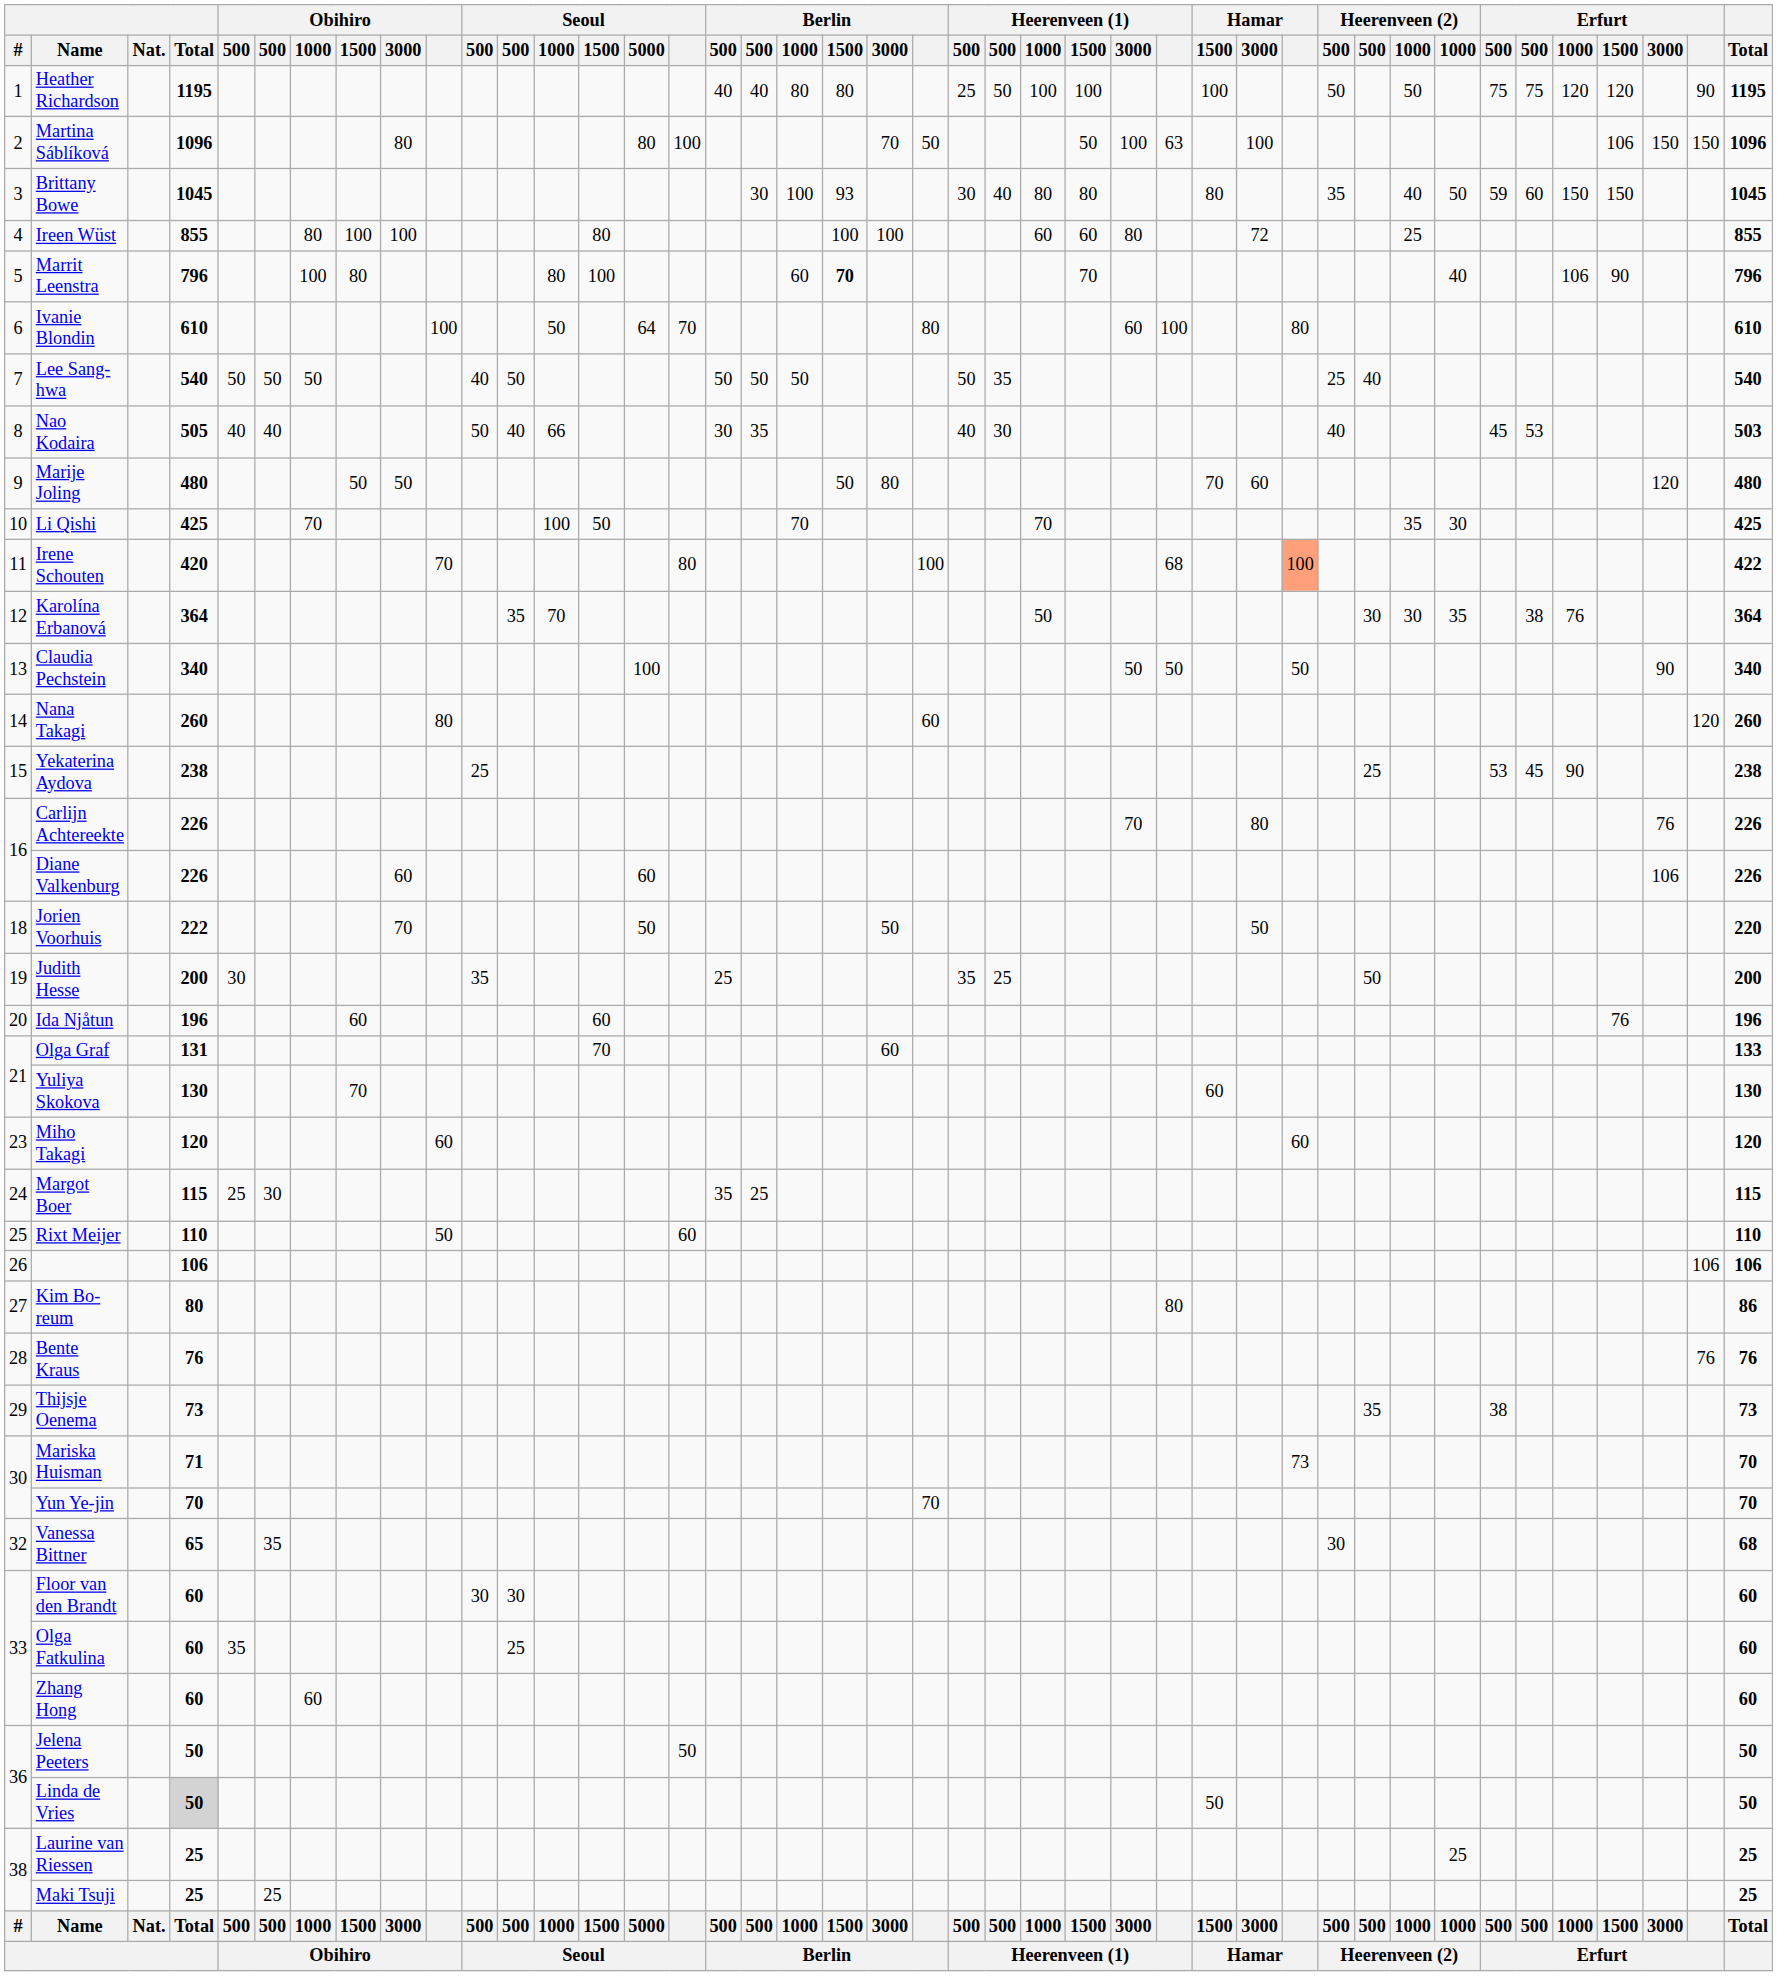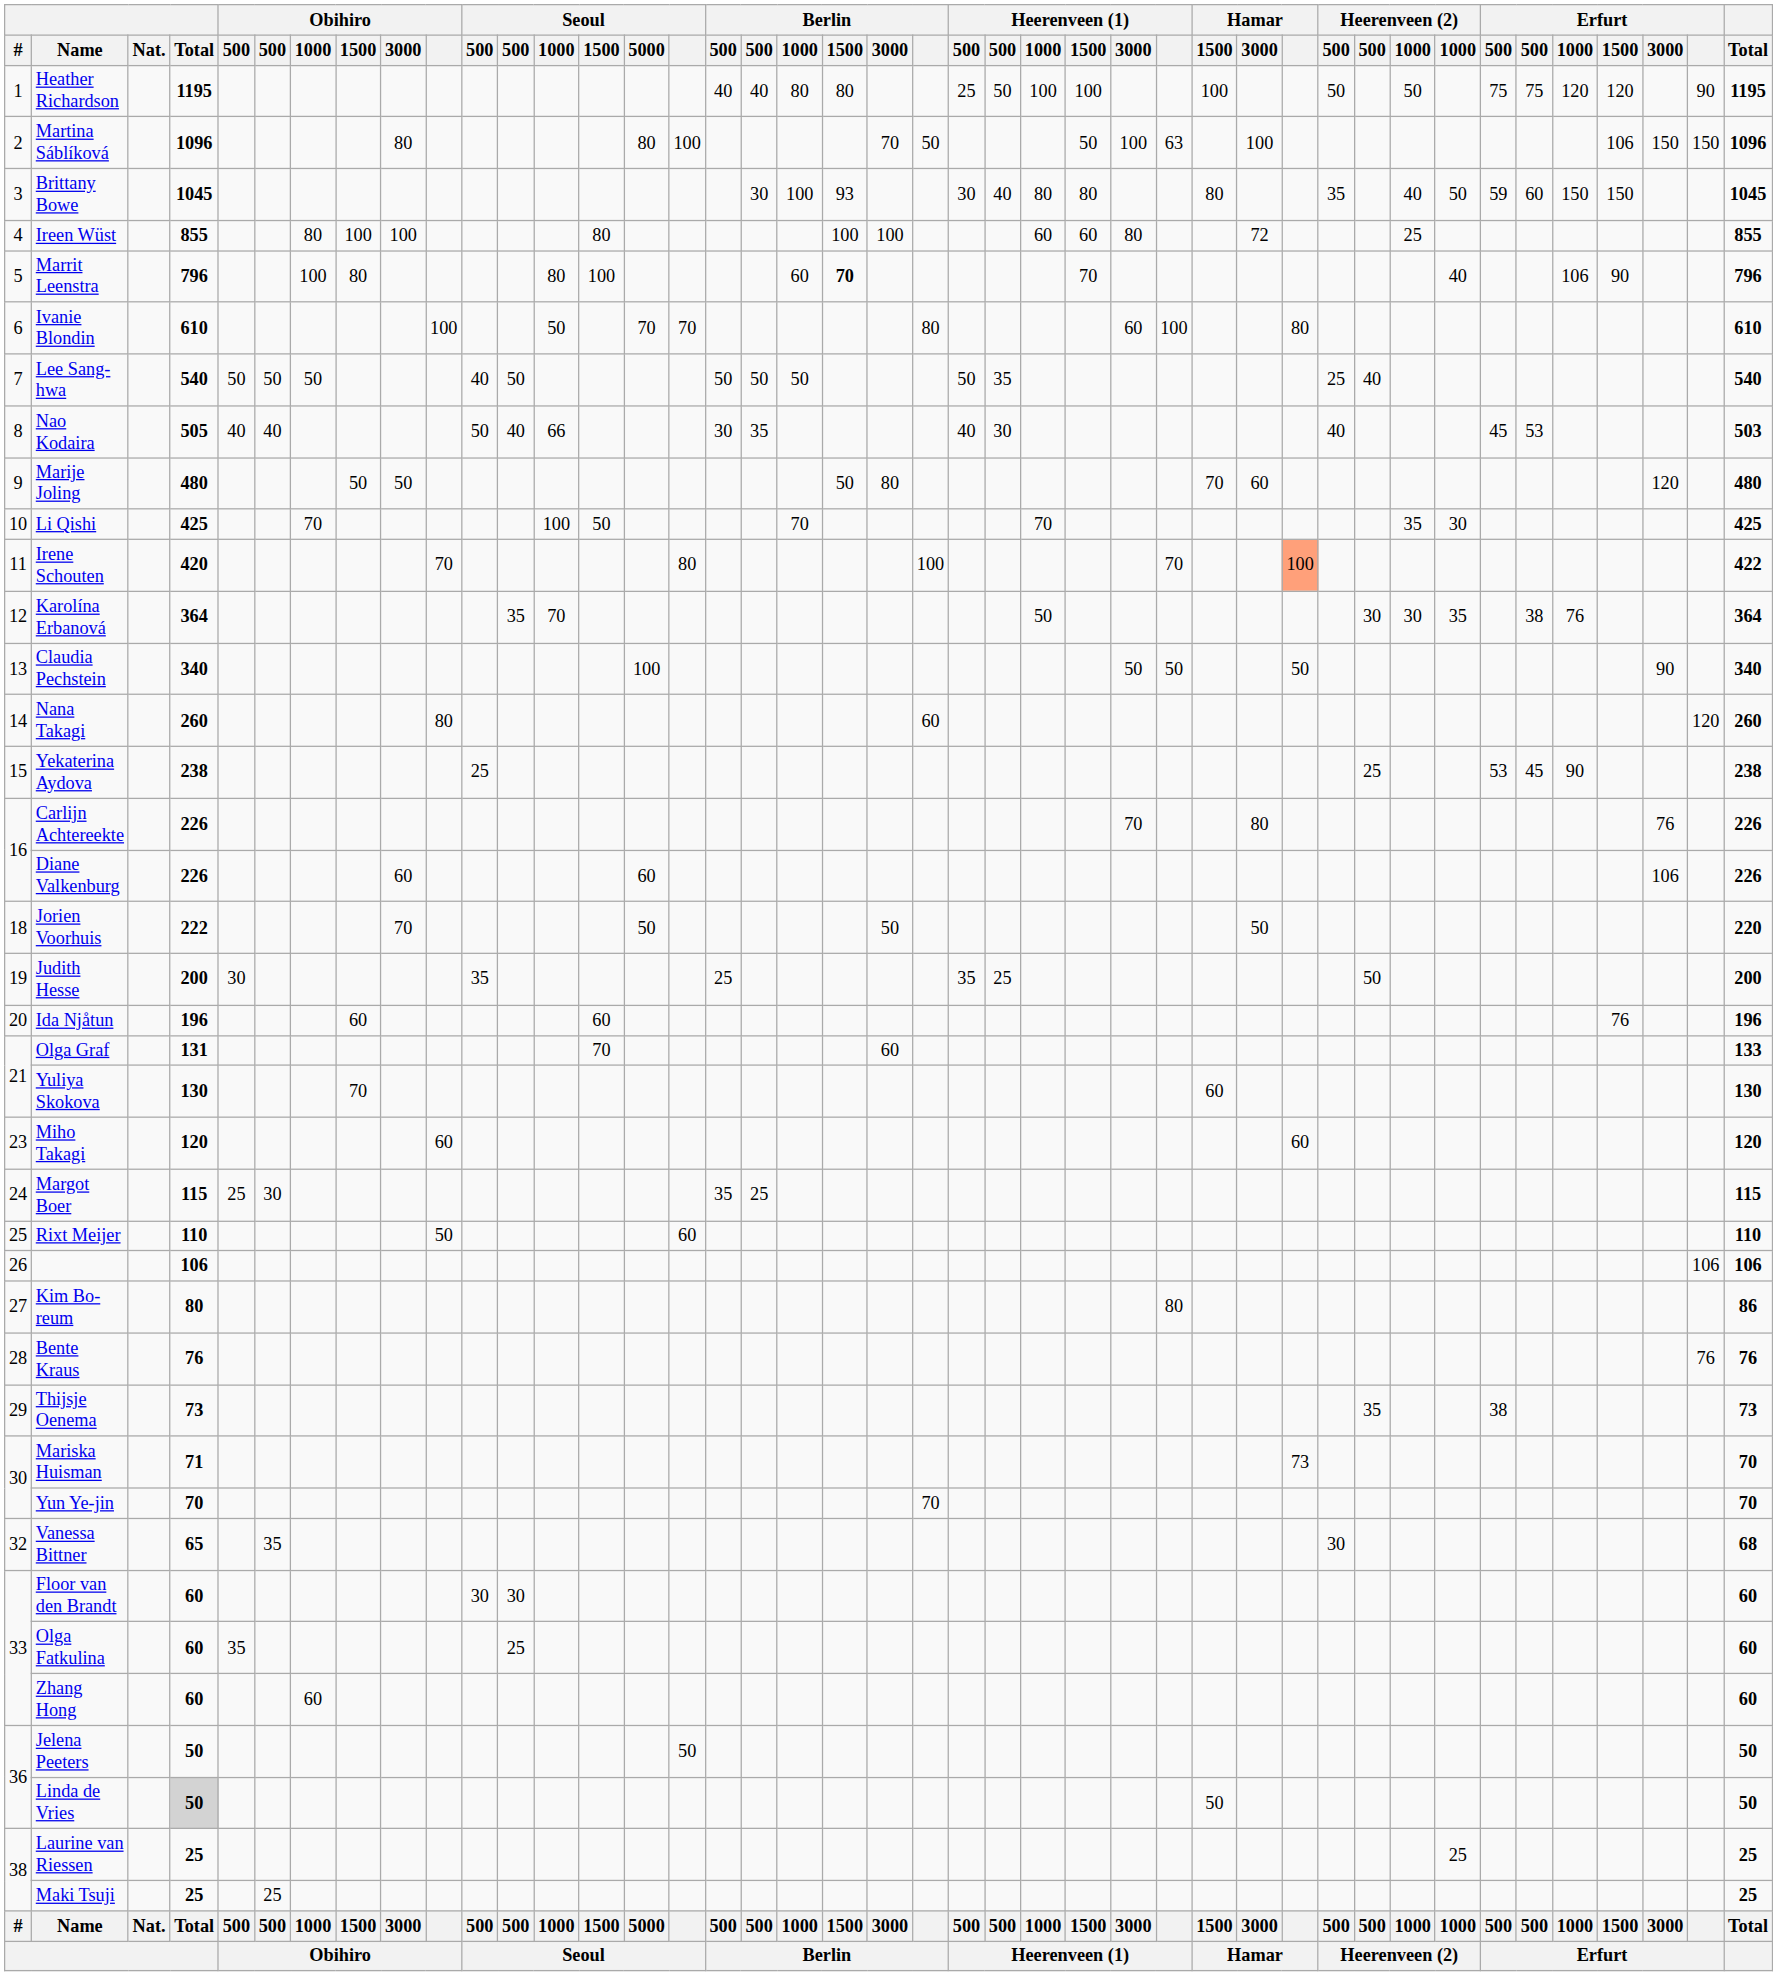(647, 328) 64 -> (647, 328) 70
(1174, 565) 68 -> (1174, 565) 70
